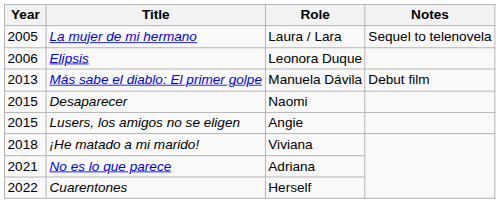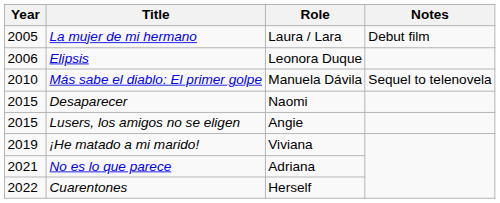(430, 36) Sequel to telenovela -> (399, 36) Debut film
(23, 79) 2013 -> (23, 79) 2010
(399, 79) Debut film -> (430, 79) Sequel to telenovela
(23, 144) 2018 -> (23, 144) 2019
